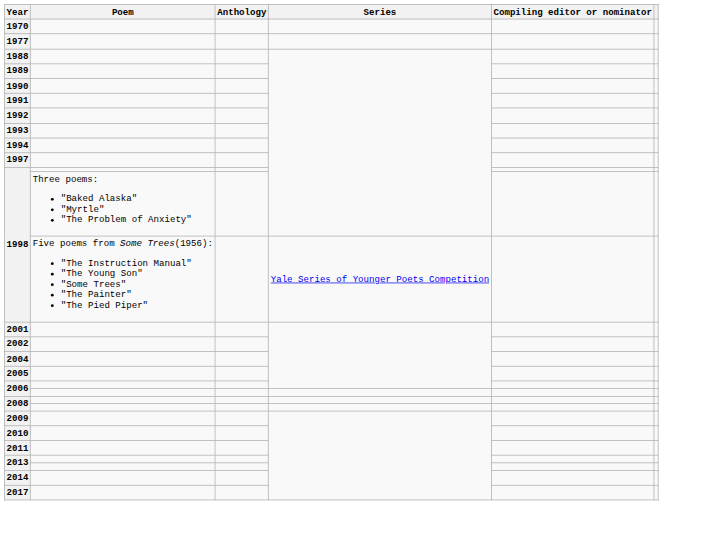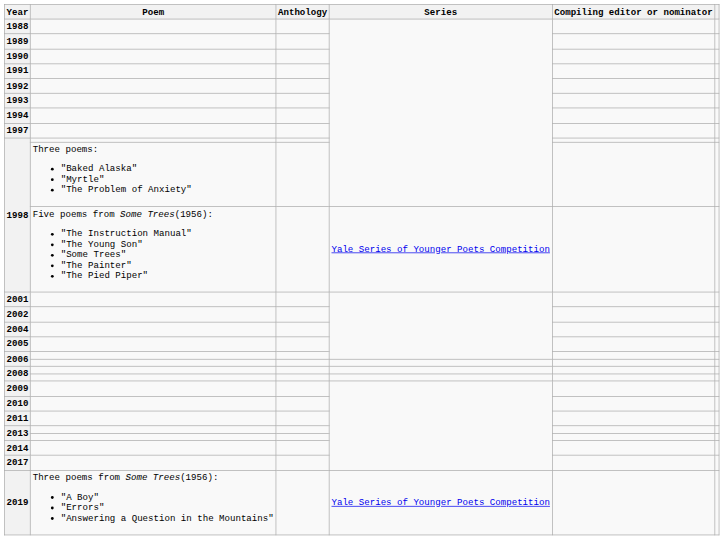- row: (17, 27)
- row: (17, 41)
+ row: (17, 502)
